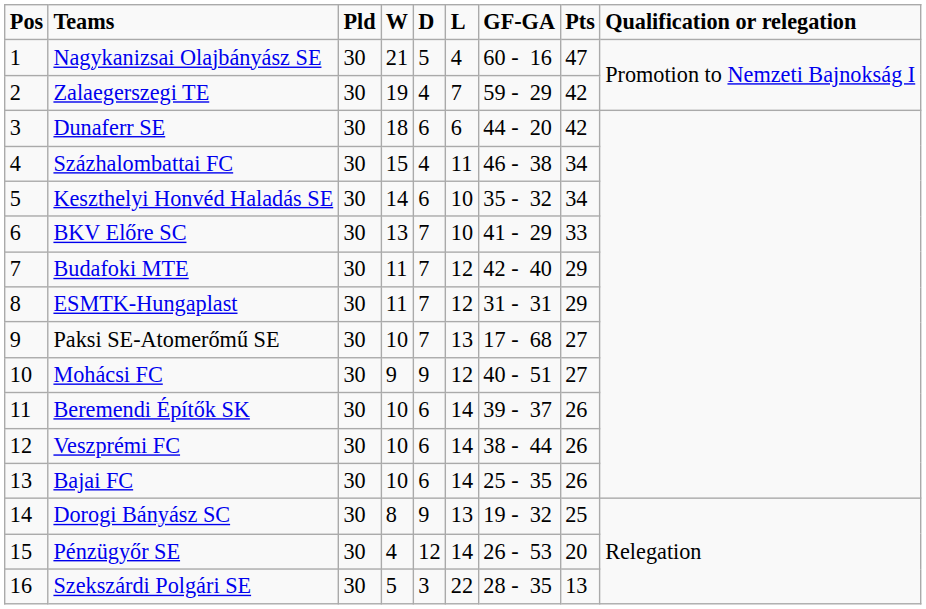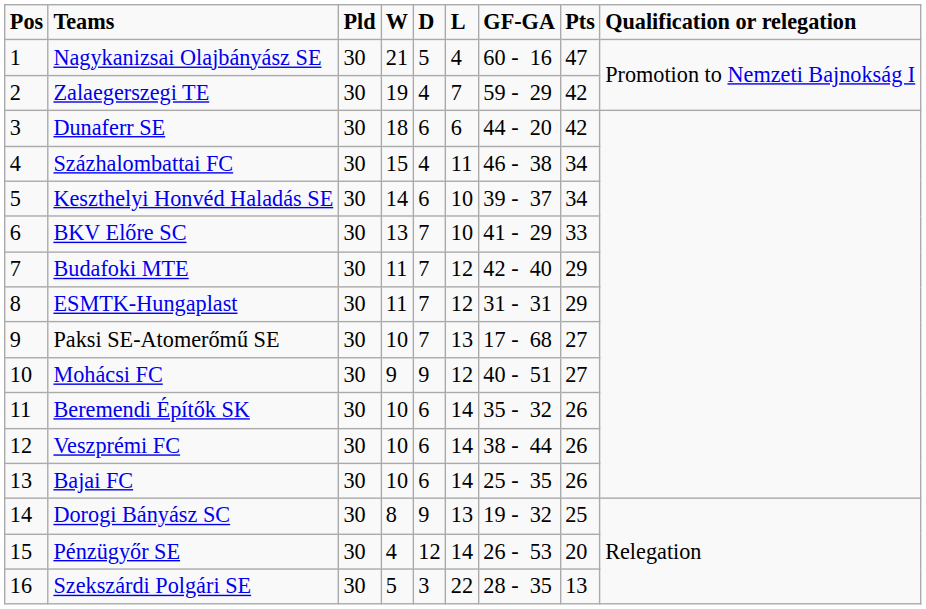(518, 198) 35 - 32 -> (518, 198) 39 - 37
(518, 410) 39 - 37 -> (518, 410) 35 - 32
